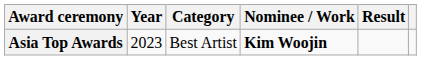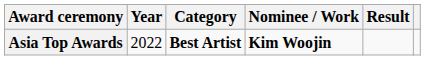(146, 42) 2023 -> (146, 42) 2022
(203, 42) normal -> (205, 42) bold
